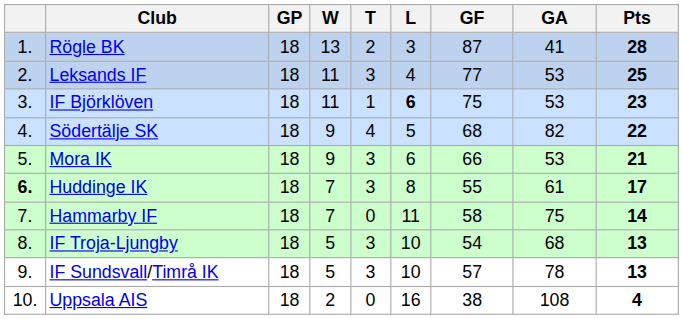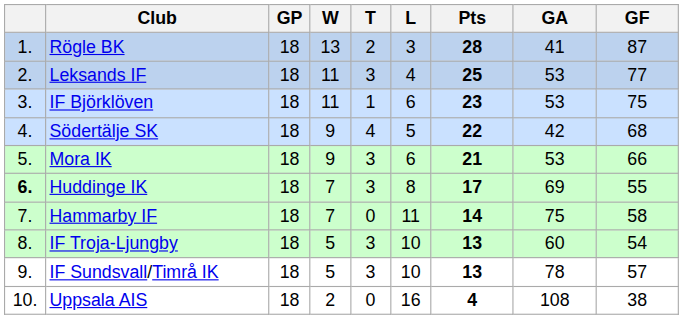columns swapped: (472, 18) <-> (637, 18)
(411, 103) bold -> (411, 103) normal
(555, 131) 82 -> (555, 131) 42
(555, 187) 61 -> (555, 187) 69
(555, 243) 68 -> (555, 243) 60
